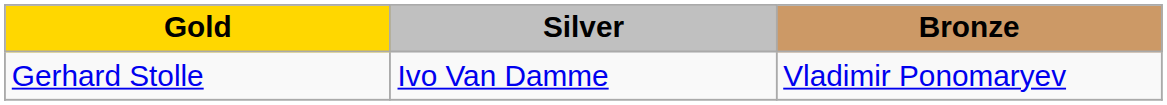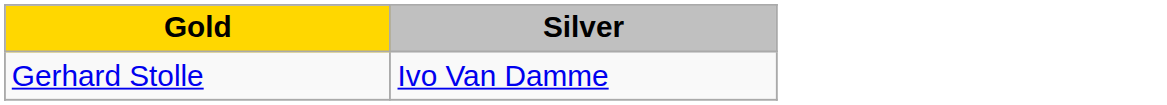- column: (969, 28)
